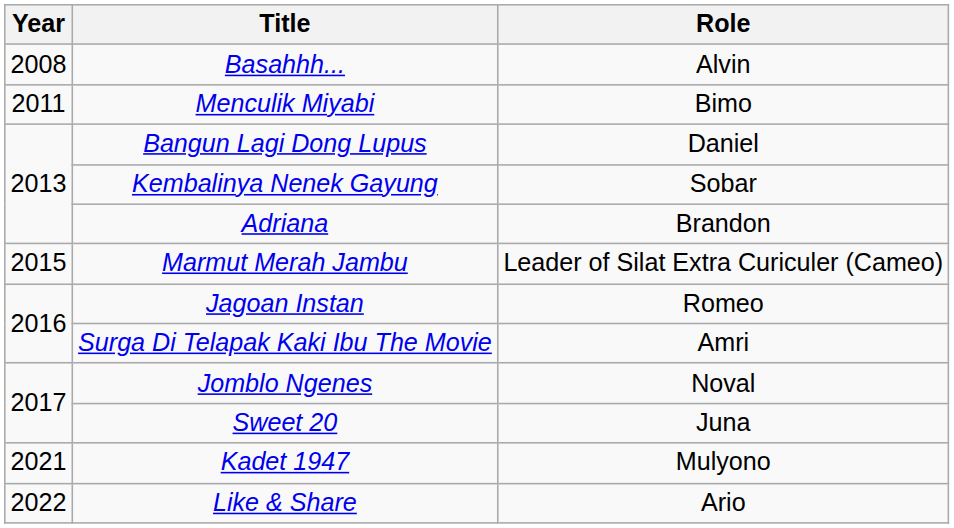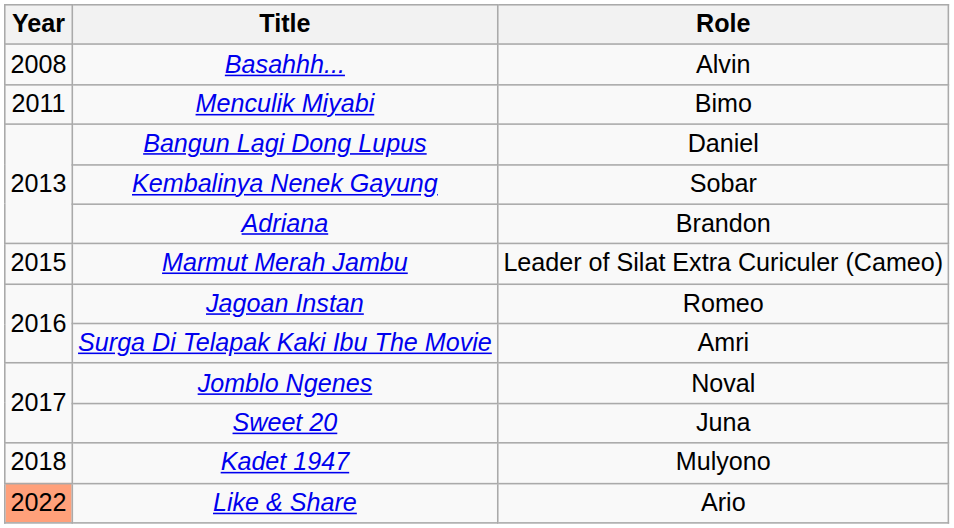(39, 462) 2021 -> (39, 462) 2018
(39, 502) no background -> (39, 502) lightsalmon background
